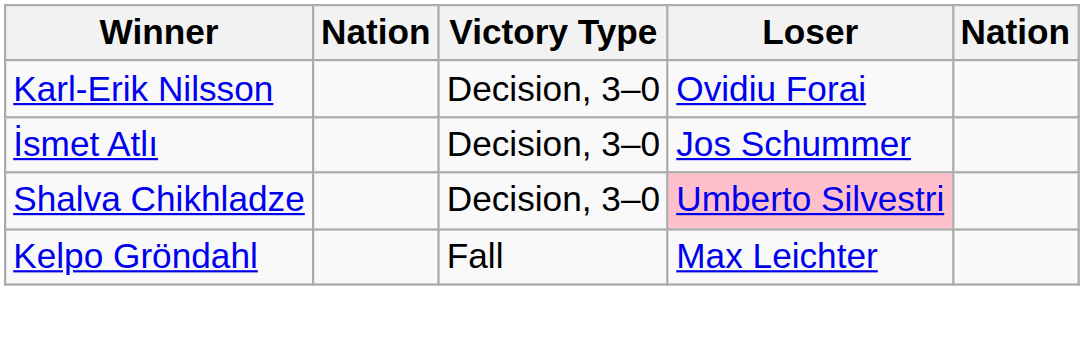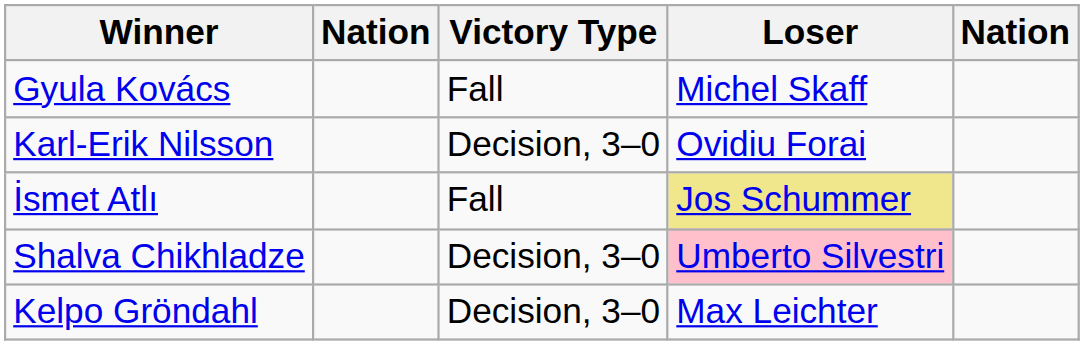+ row: (122, 88)
(553, 144) Decision, 3–0 -> (475, 199) Fall
(794, 144) no background -> (794, 199) khaki background
(475, 255) Fall -> (553, 311) Decision, 3–0
